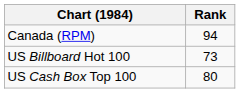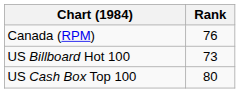(210, 35) 94 -> (210, 35) 76
